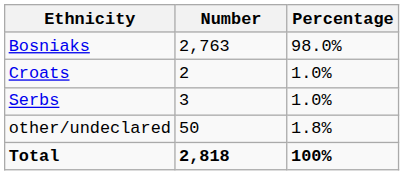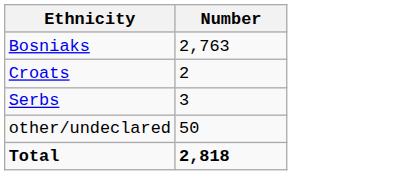- column: (343, 18)
